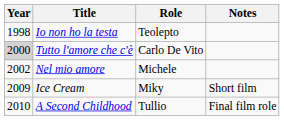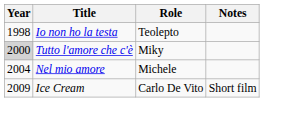(171, 50) Carlo De Vito -> (151, 50) Miky
(19, 69) 2002 -> (19, 69) 2004
(151, 87) Miky -> (171, 87) Carlo De Vito
- row: (84, 106)
